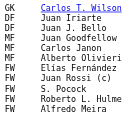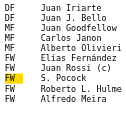- row: (81, 8)
(10, 89) no background -> (10, 79) gold background
